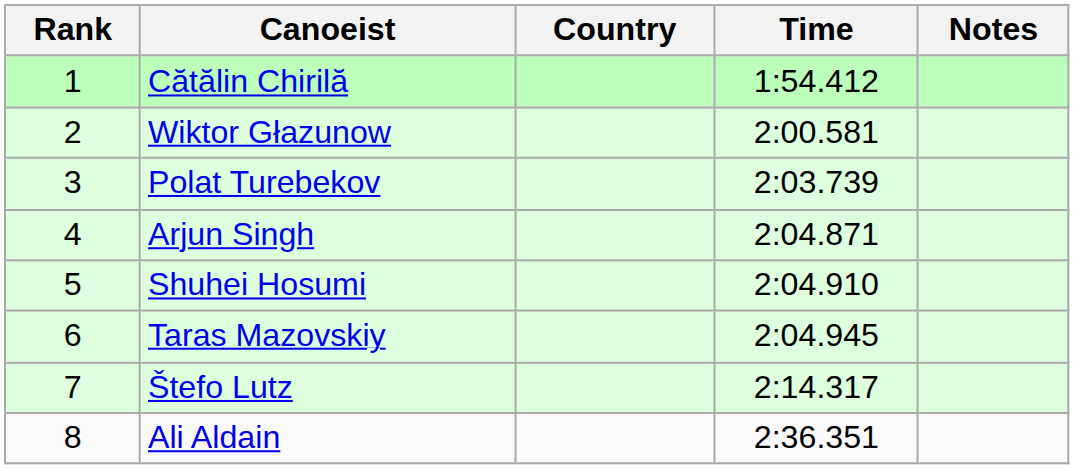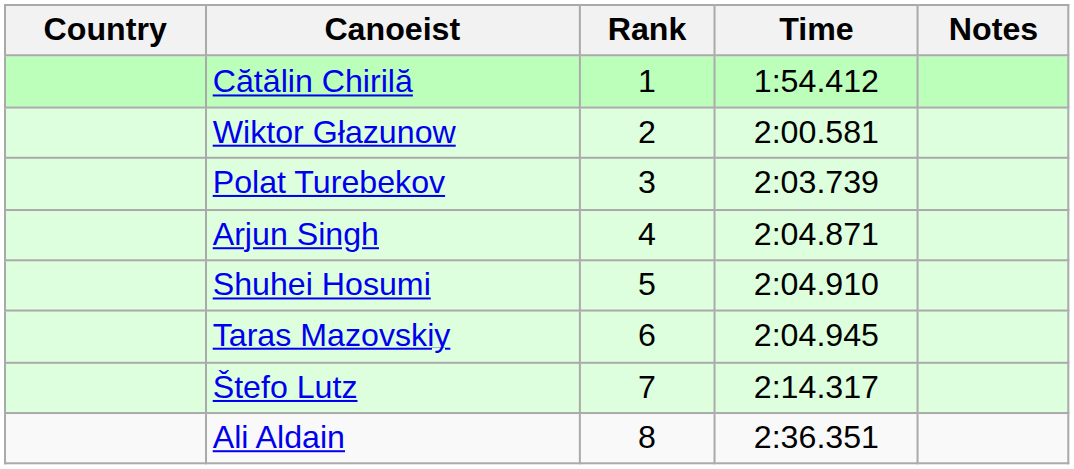columns swapped: (73, 30) <-> (615, 30)
